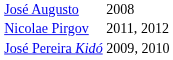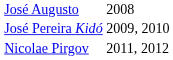rows swapped: (53, 48) <-> (46, 28)
